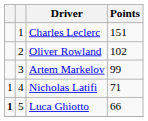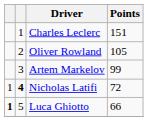(118, 50) 102 -> (118, 50) 105
(21, 87) normal -> (21, 87) bold
(116, 87) 71 -> (116, 87) 72
